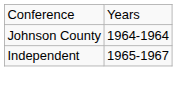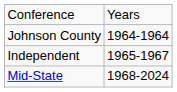+ row: (35, 76)
